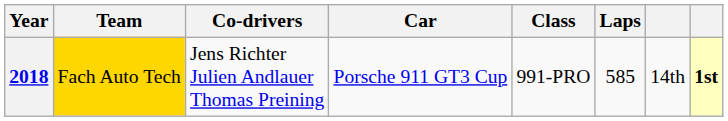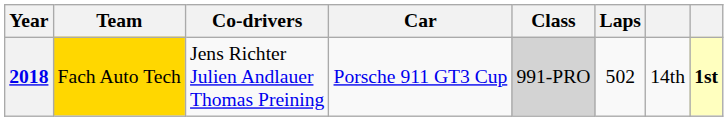(553, 76) no background -> (553, 76) lightgrey background
(620, 76) 585 -> (620, 76) 502
